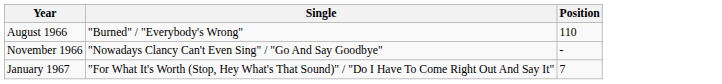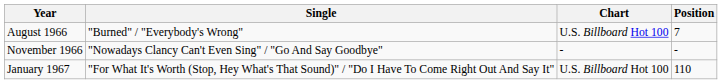+ column: (614, 13)
(568, 32) 110 -> (677, 32) 7
(563, 69) 7 -> (682, 69) 110
